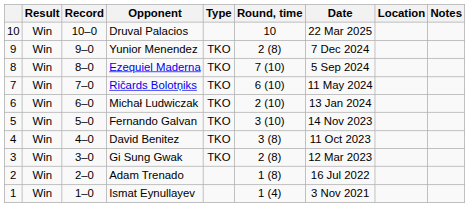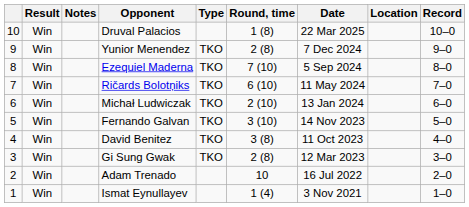columns swapped: (84, 13) <-> (446, 13)
(270, 31) 10 -> (262, 31) 1 (8)
(270, 175) 1 (8) -> (262, 175) 10
